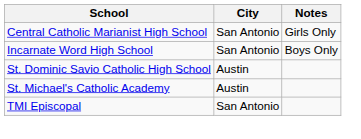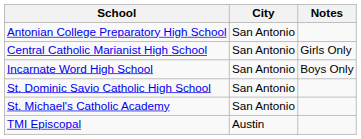+ row: (117, 32)
(233, 69) Austin -> (263, 87) San Antonio
(233, 87) Austin -> (263, 106) San Antonio
(248, 106) San Antonio -> (248, 124) Austin
